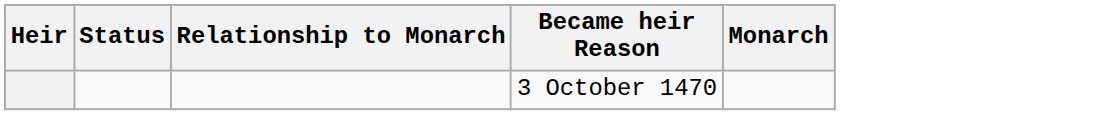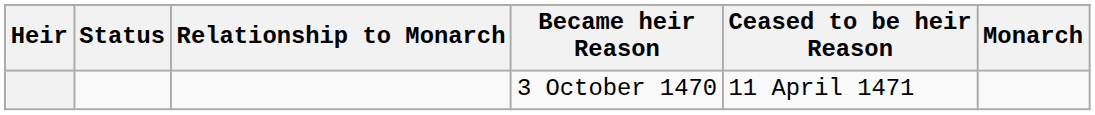+ column: (850, 38)
